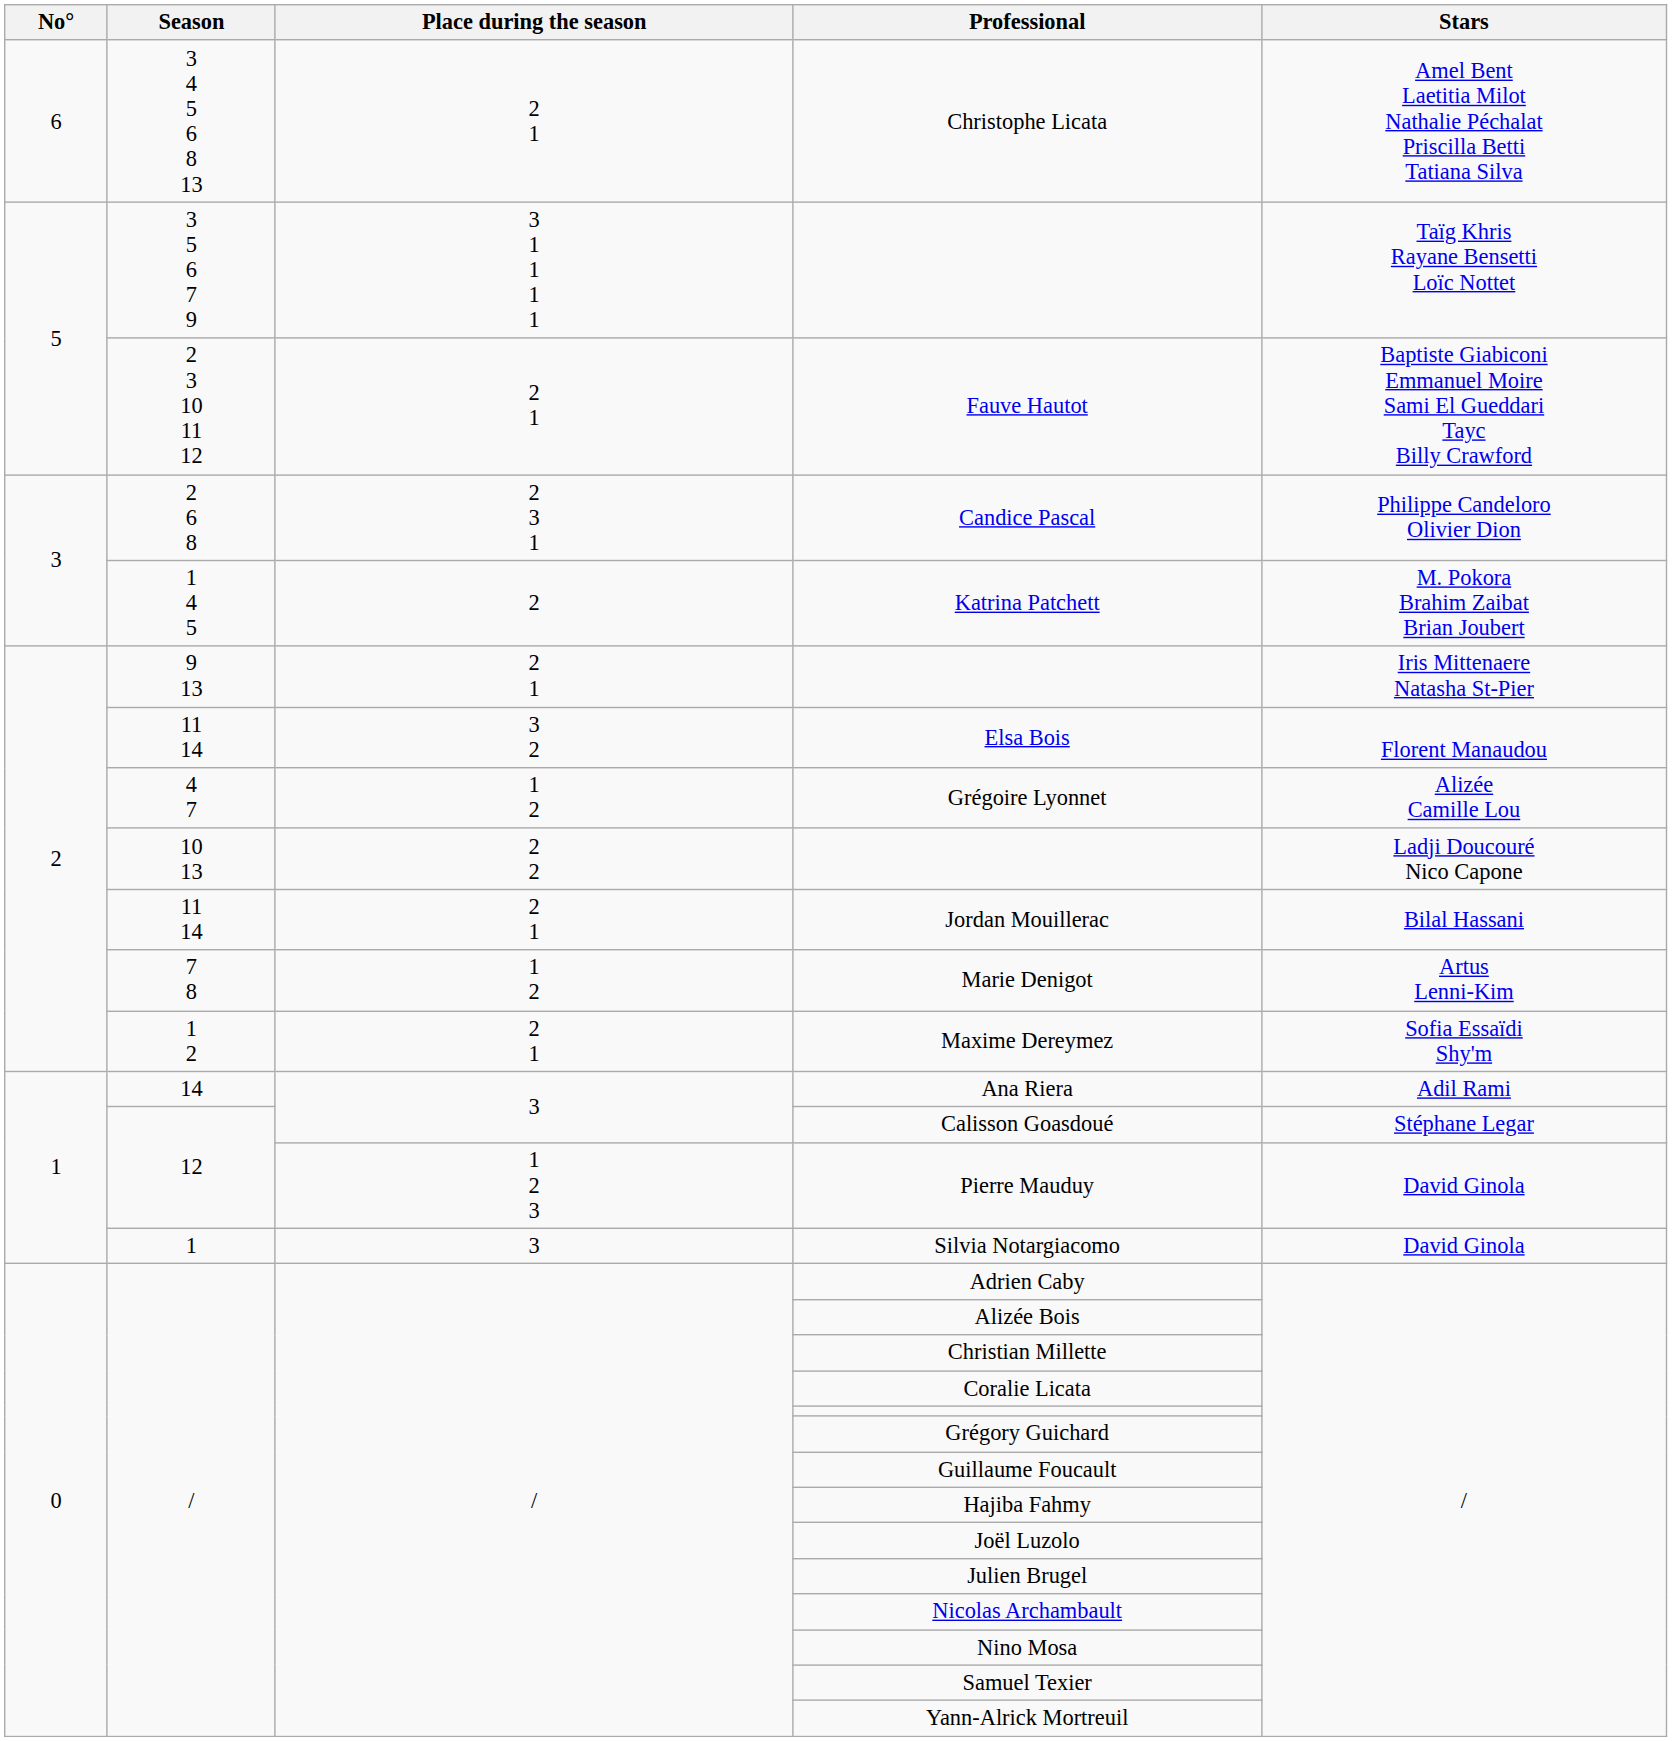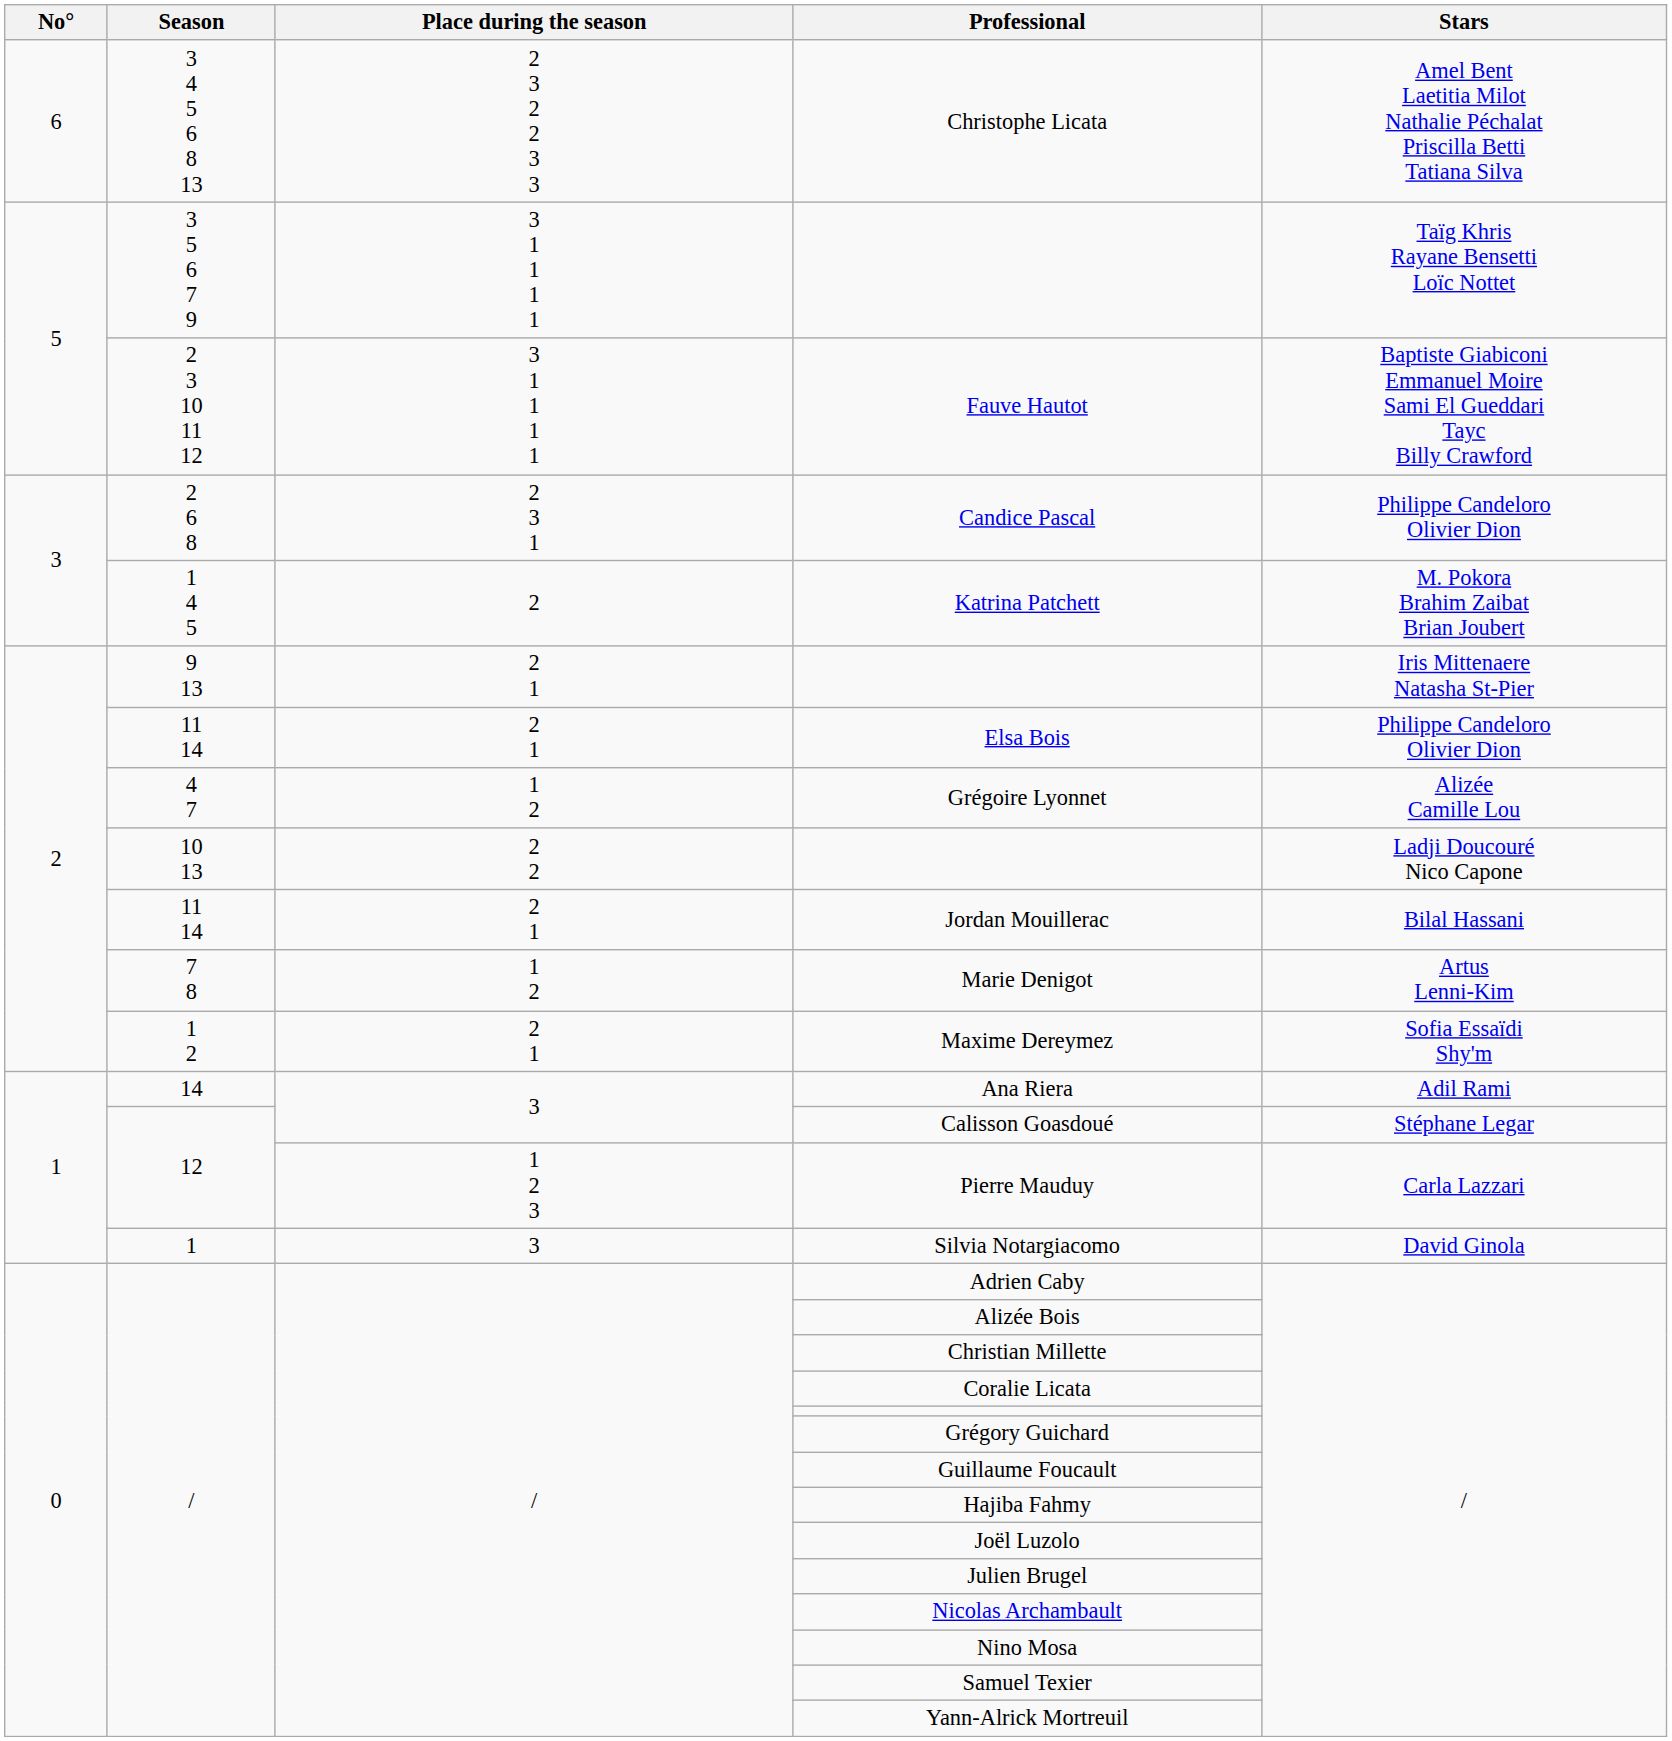(534, 120) 2 1 -> (534, 120) 2 3 2 2 3 3
(534, 406) 2 1 -> (534, 406) 3 1 1 1 1
(534, 737) 3 2 -> (534, 737) 2 1
(1464, 749) Florent Manaudou -> (1464, 737) Philippe Candeloro Olivier Dion
(1464, 1185) David Ginola -> (1464, 1185) Carla Lazzari
